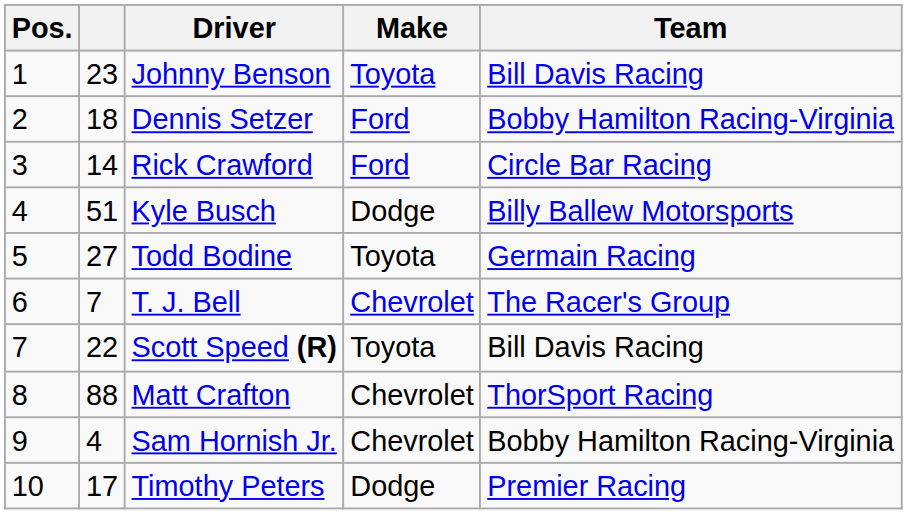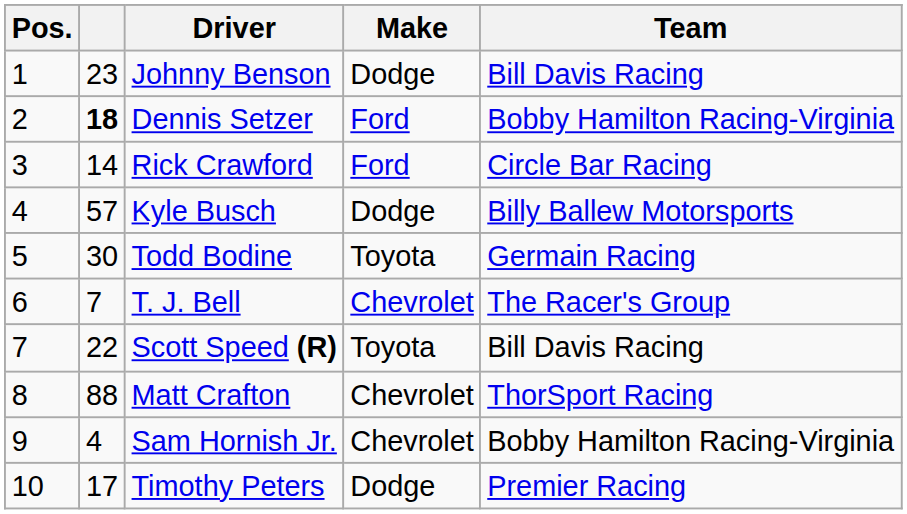(393, 74) Toyota -> (393, 74) Dodge
(102, 119) normal -> (102, 119) bold
(102, 211) 51 -> (102, 211) 57
(102, 257) 27 -> (102, 257) 30
